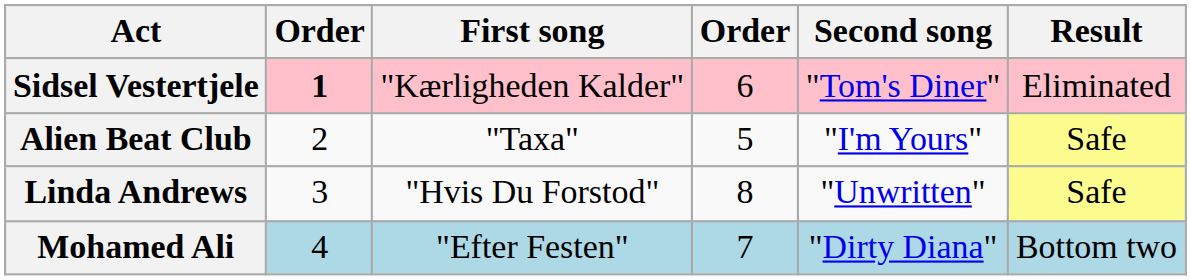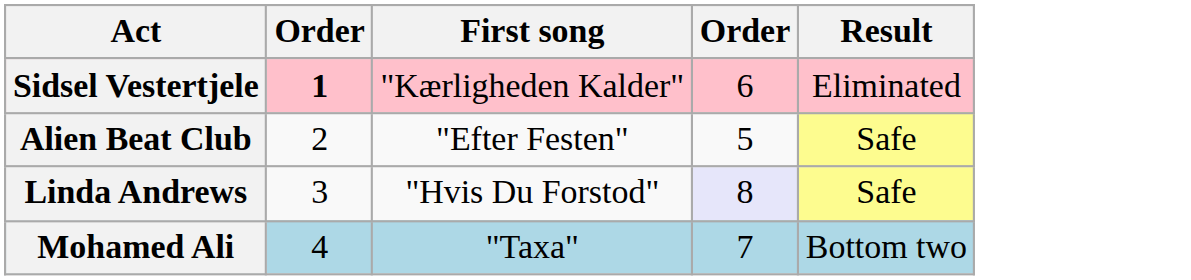- column: (903, 31)
(532, 138) "Taxa" -> (532, 138) "Efter Festen"
(745, 192) no background -> (745, 192) lavender background
(532, 246) "Efter Festen" -> (532, 246) "Taxa"
